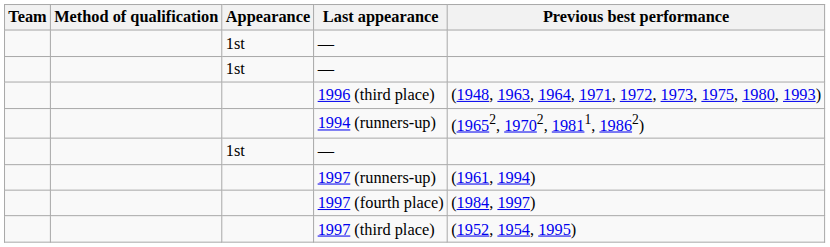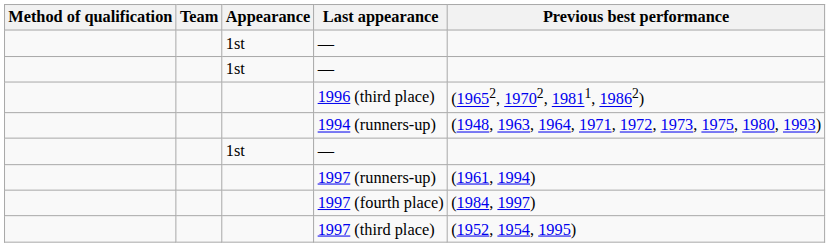columns swapped: (27, 17) <-> (136, 17)
(636, 95) (1948, 1963, 1964, 1971, 1972, 1973, 1975, 1980, 1993) -> (548, 97) (19652, 19702, 19811, 19862)
(548, 123) (19652, 19702, 19811, 19862) -> (636, 125) (1948, 1963, 1964, 1971, 1972, 1973, 1975, 1980, 1993)
